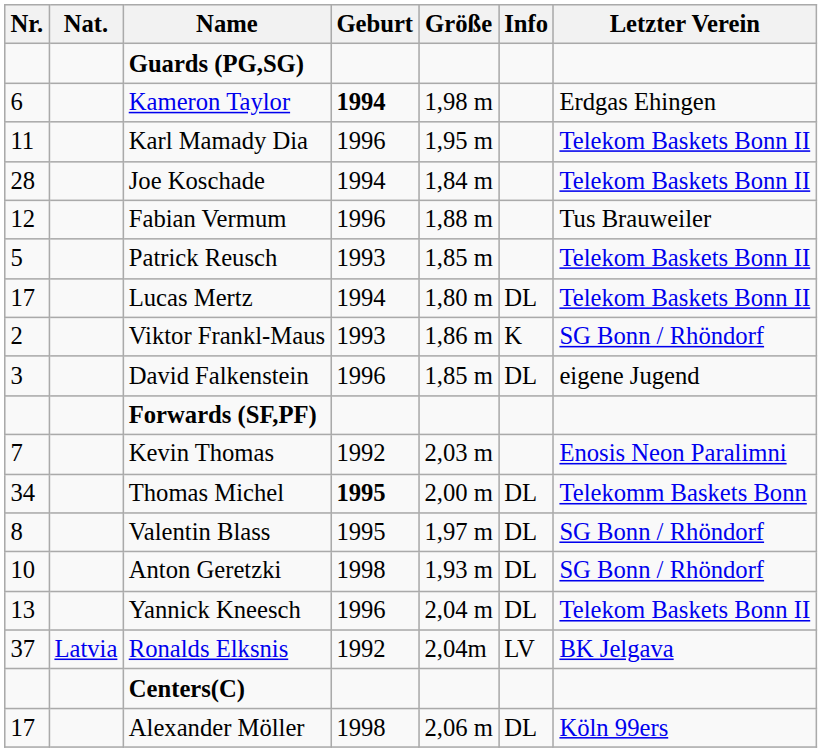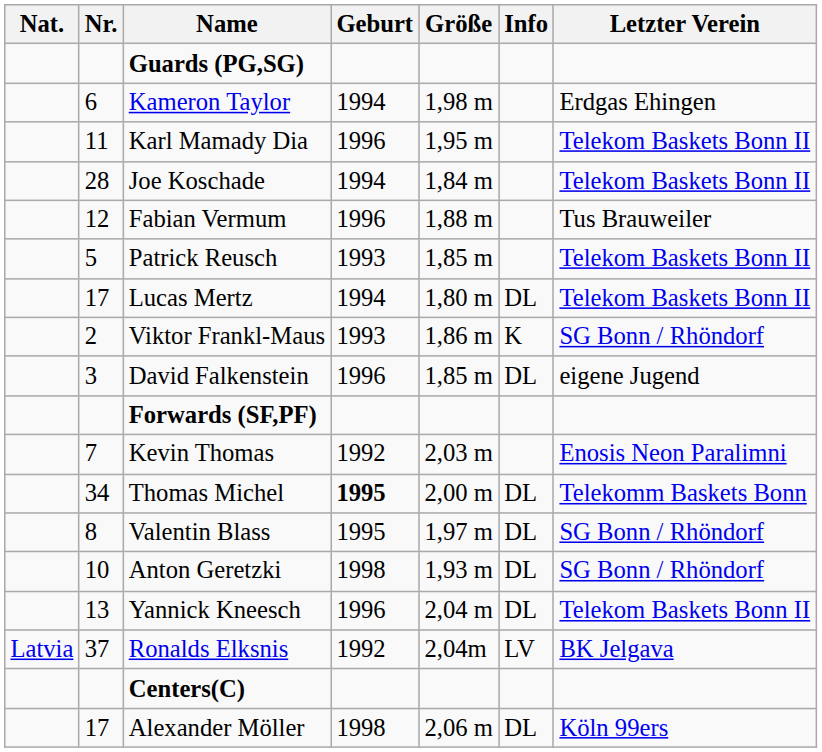columns swapped: (27, 24) <-> (86, 24)
(361, 102) bold -> (361, 102) normal
